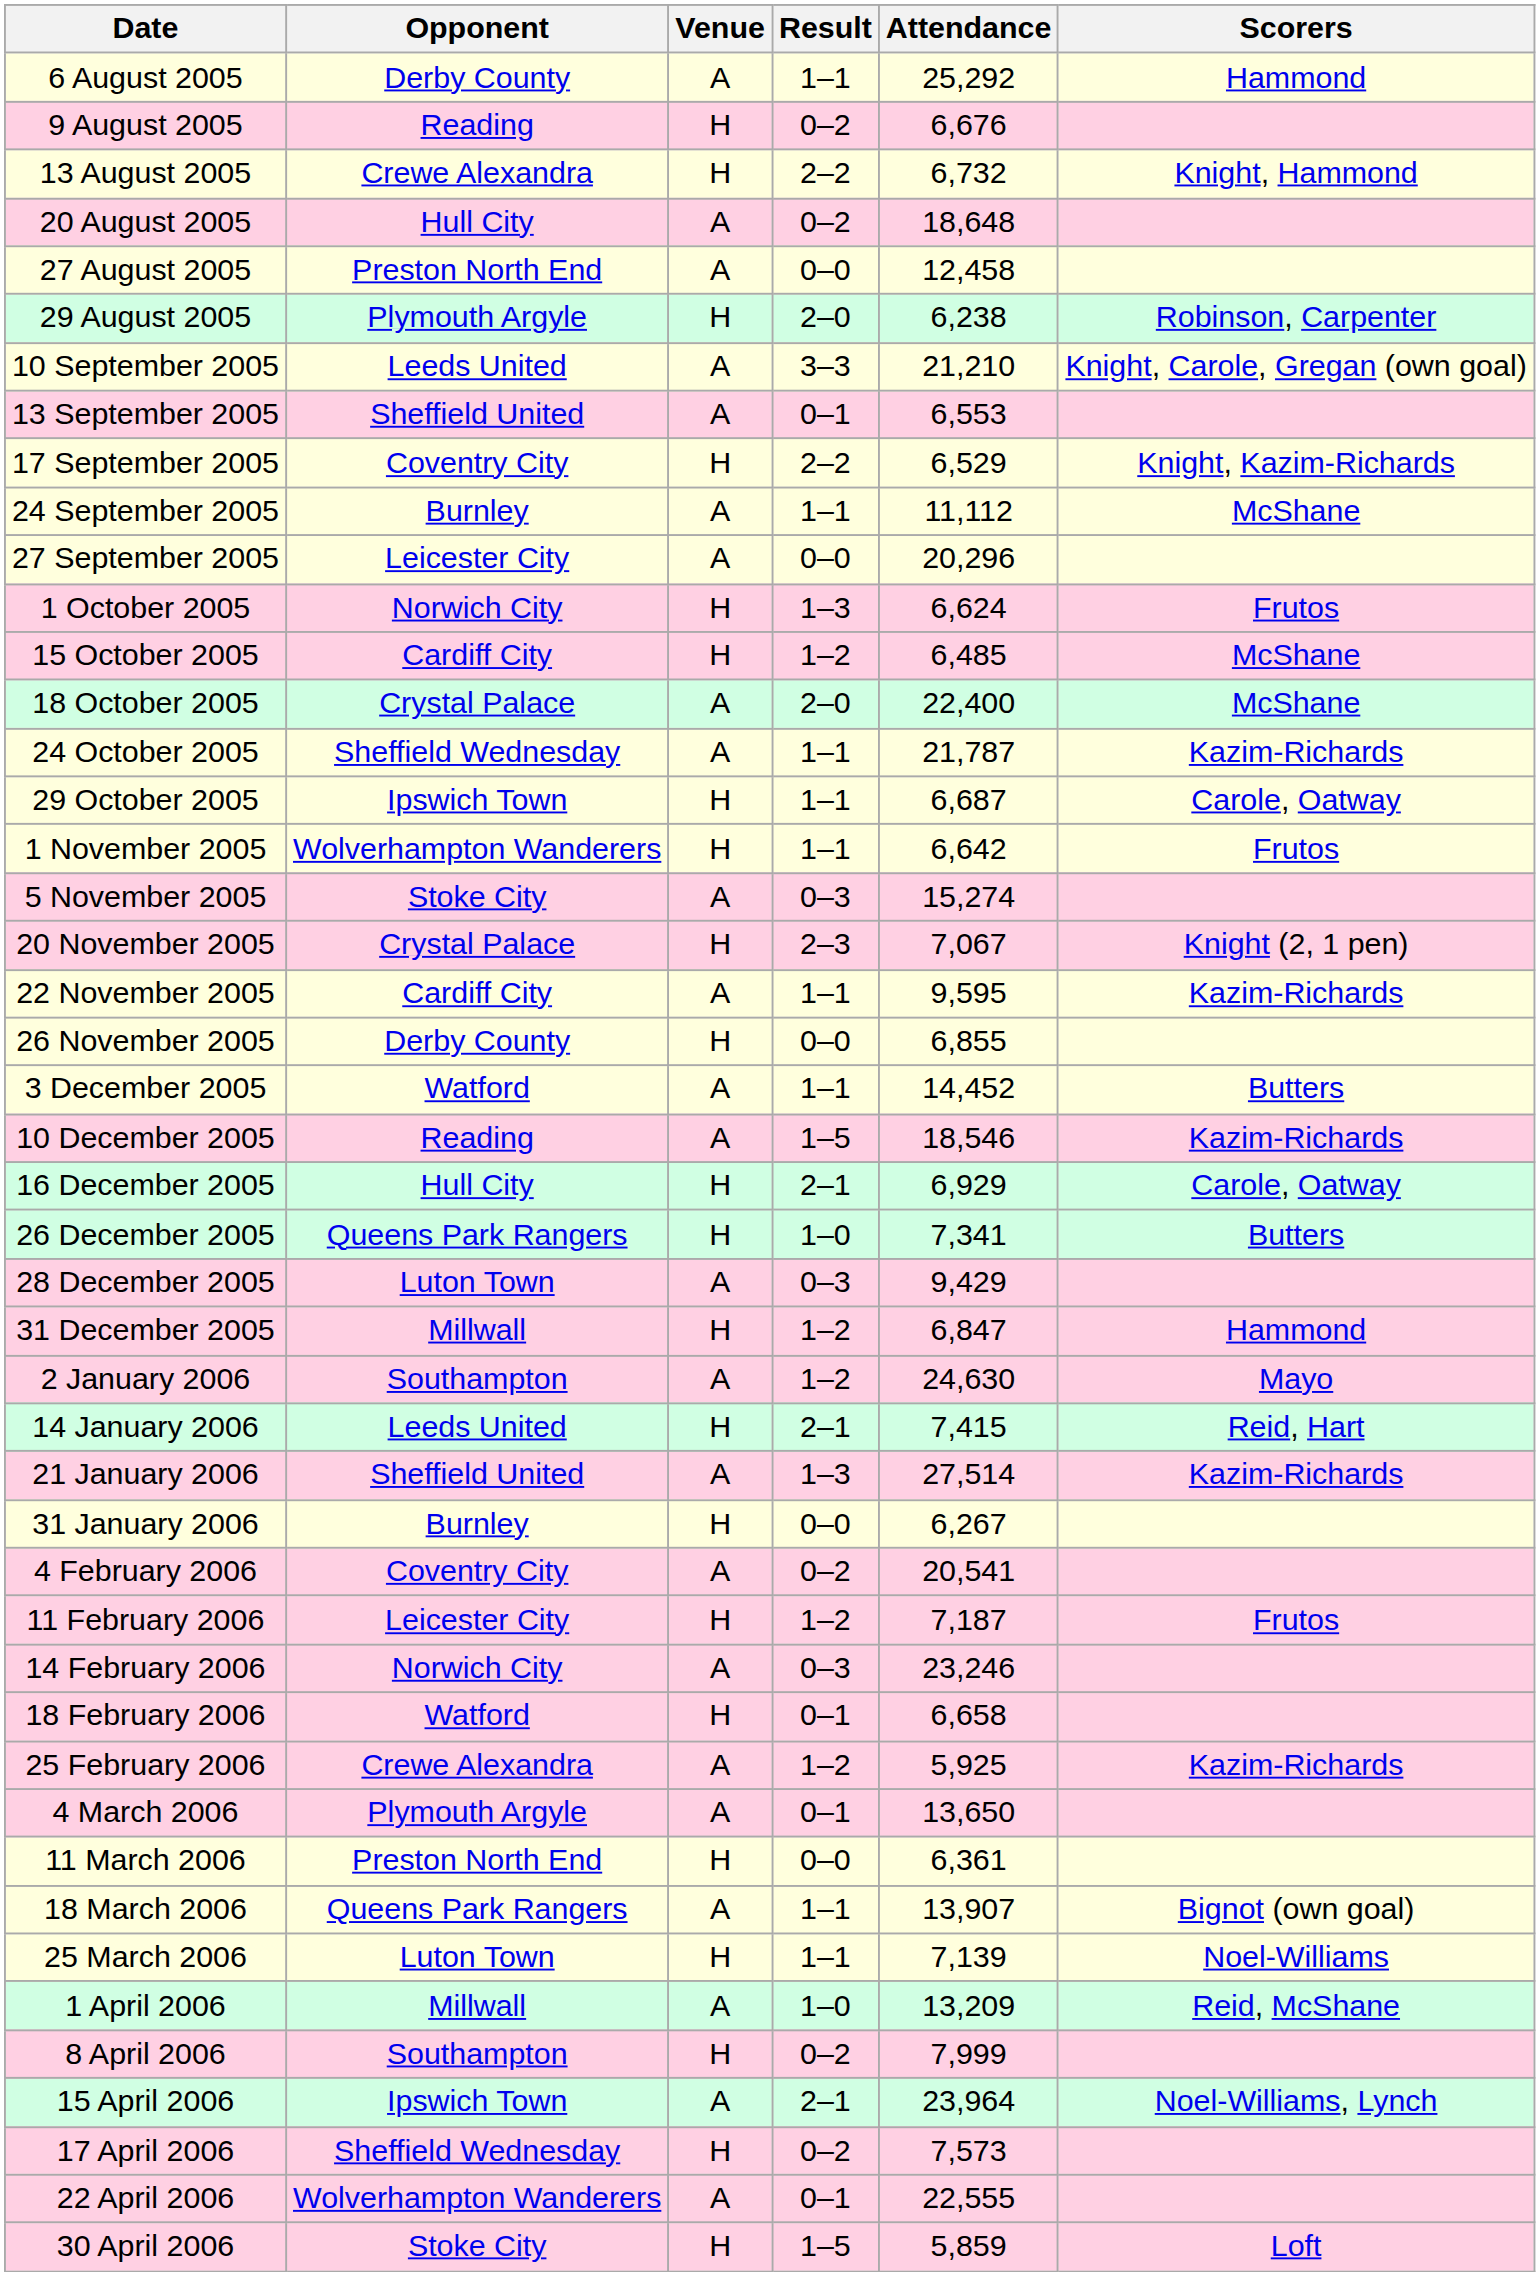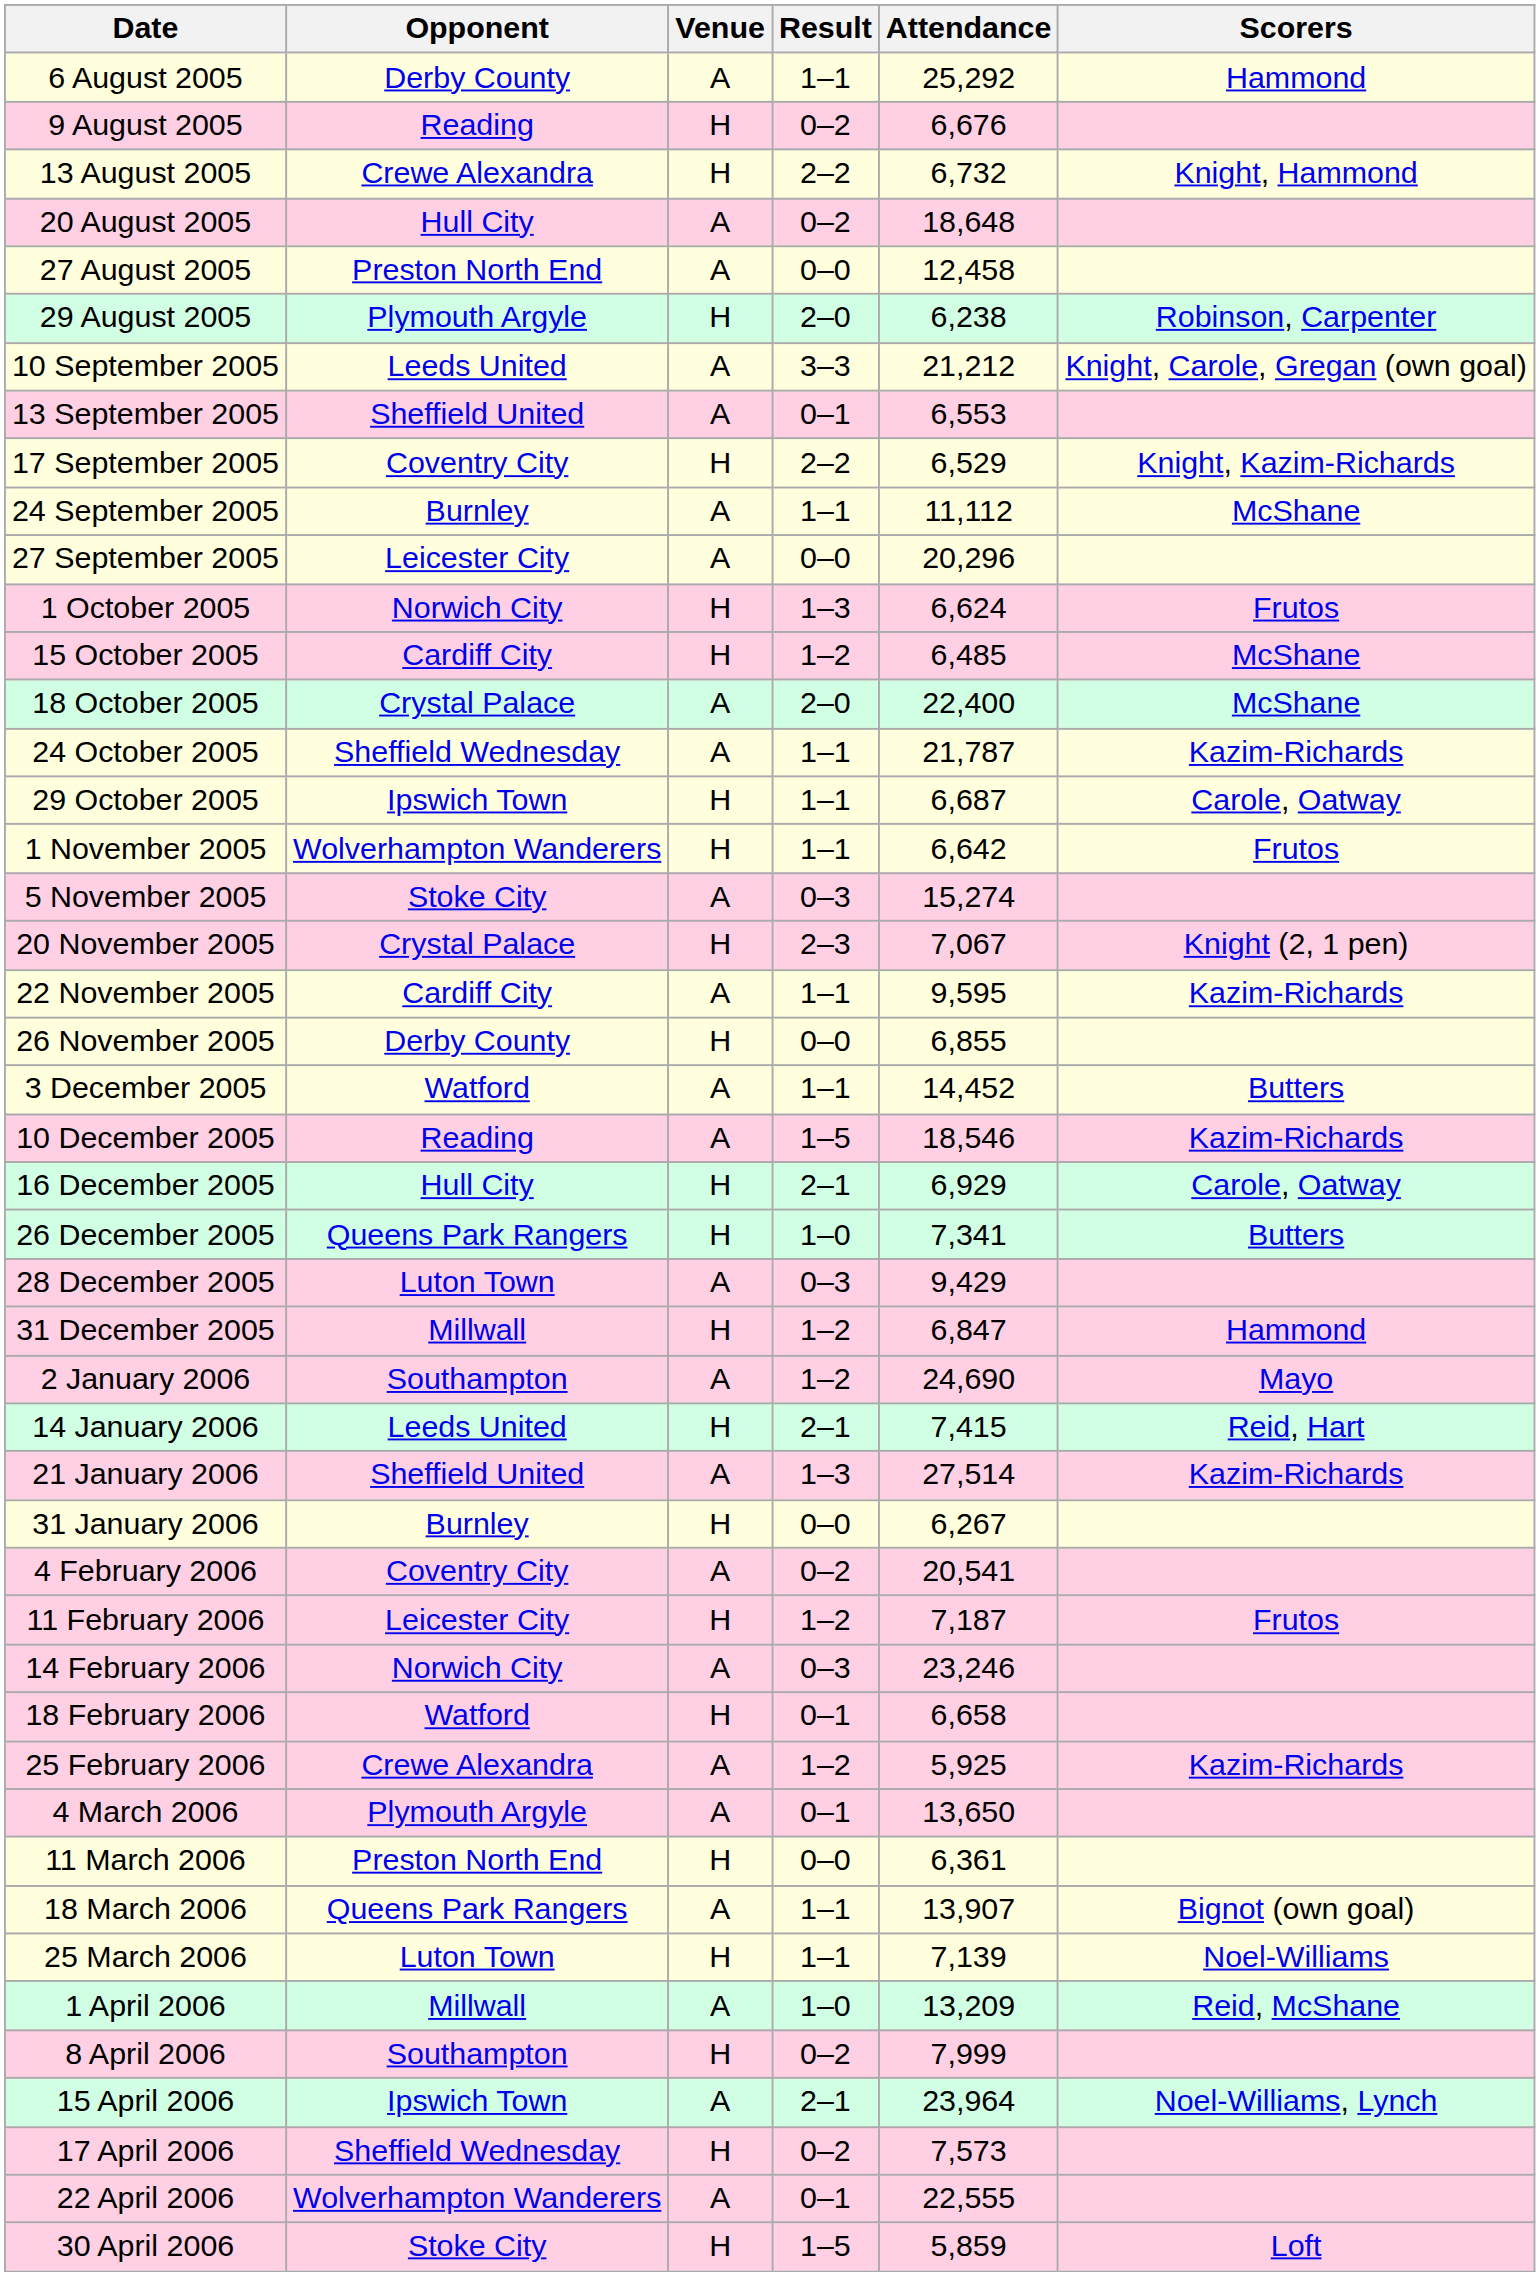(969, 366) 21,210 -> (969, 366) 21,212
(969, 1378) 24,630 -> (969, 1378) 24,690
